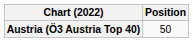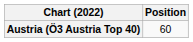(166, 29) 50 -> (166, 29) 60
